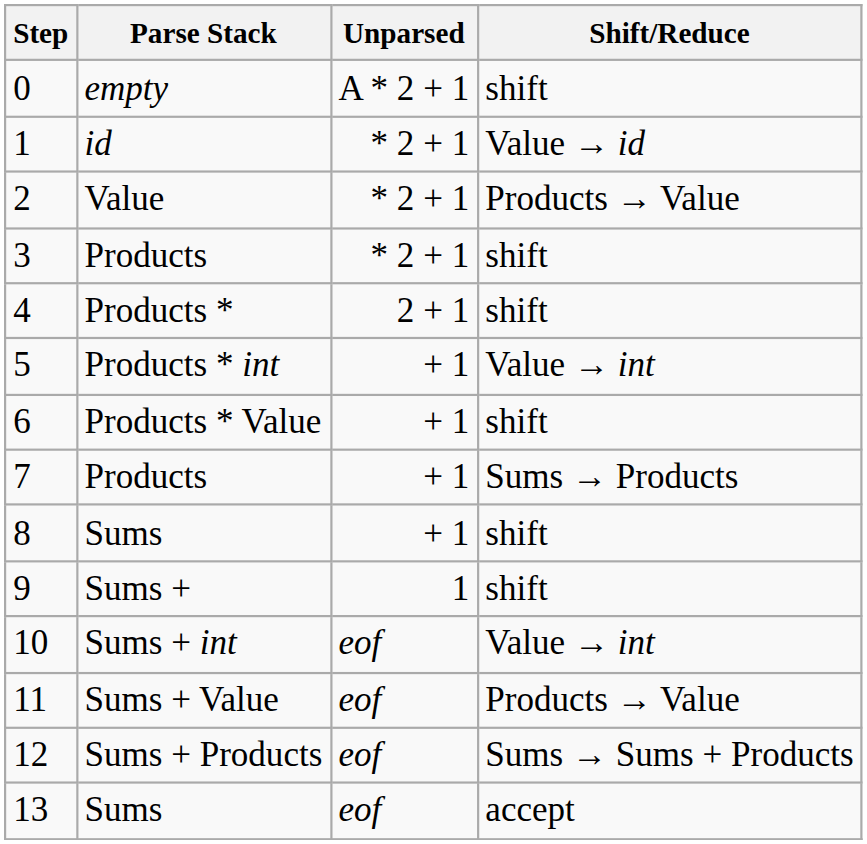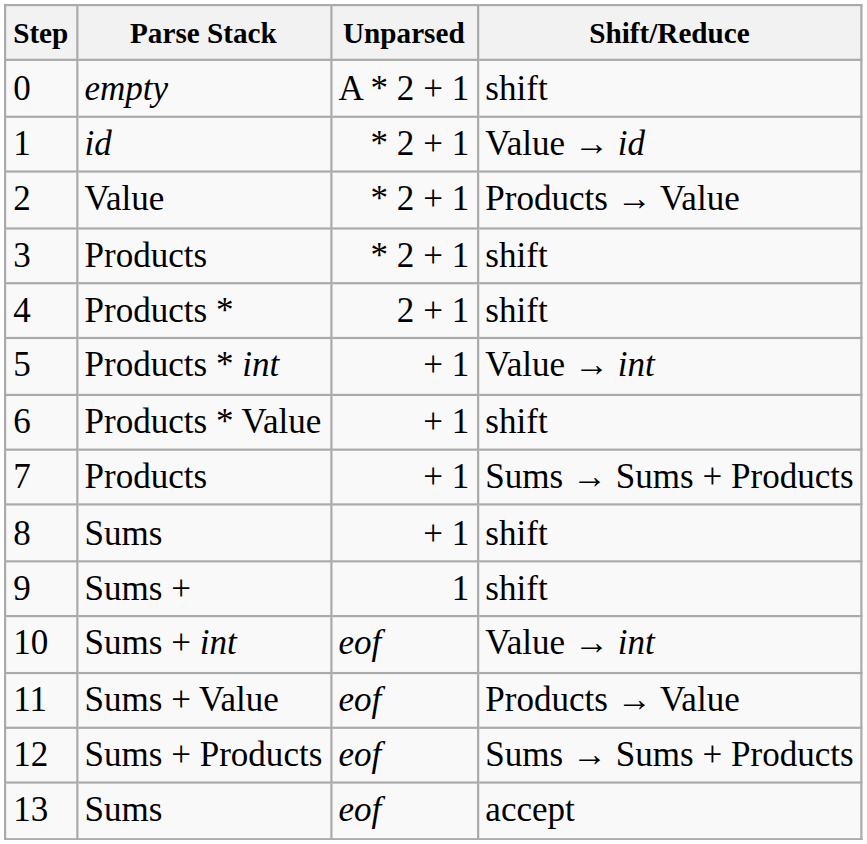(612, 476) Sums → Products -> (670, 476) Sums → Sums + Products
